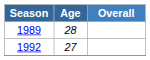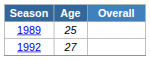(70, 30) 28 -> (70, 30) 25
